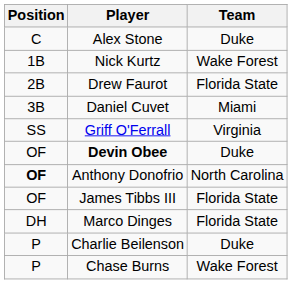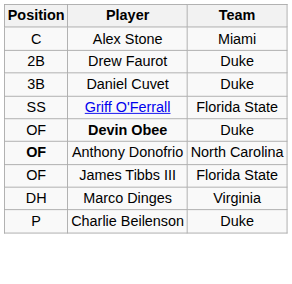(237, 38) Duke -> (237, 38) Miami
- row: (128, 61)
(237, 84) Florida State -> (237, 61) Duke
(237, 107) Miami -> (237, 84) Duke
(237, 130) Virginia -> (237, 107) Florida State
(237, 221) Florida State -> (237, 198) Virginia
- row: (128, 267)
